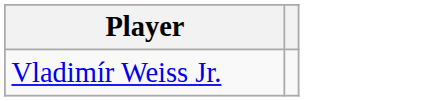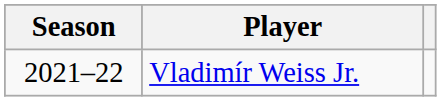+ column: (74, 27)
